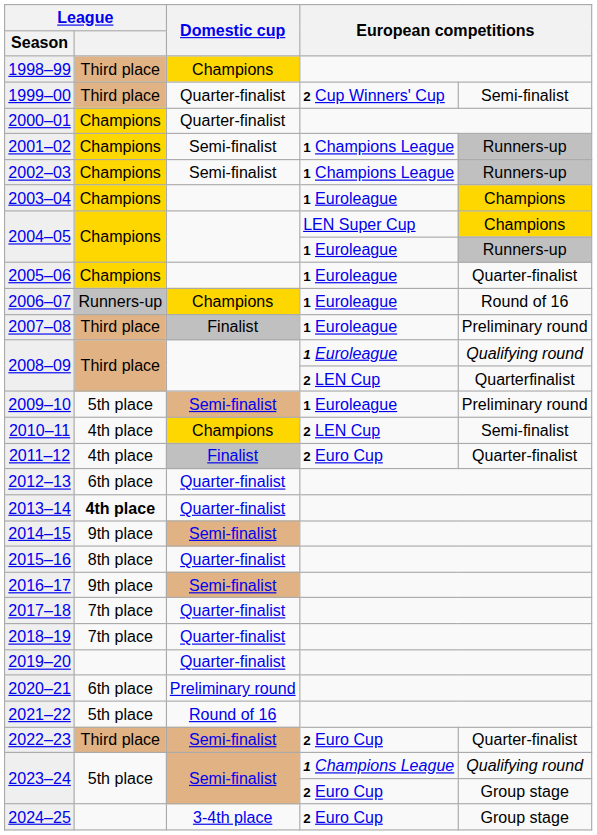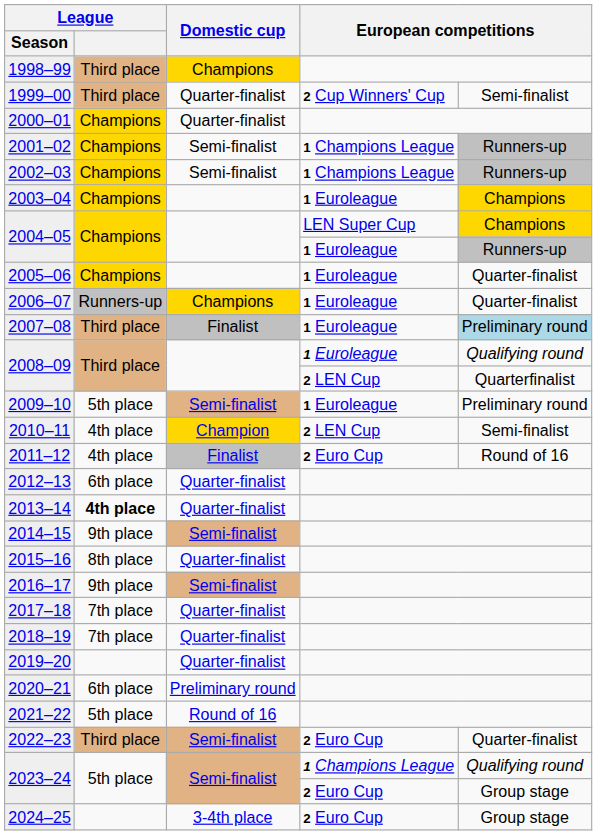(525, 301) Round of 16 -> (525, 301) Quarter-finalist
(525, 327) no background -> (525, 327) lightblue background
(233, 430) Champions -> (233, 430) Champion
(525, 456) Quarter-finalist -> (525, 456) Round of 16
